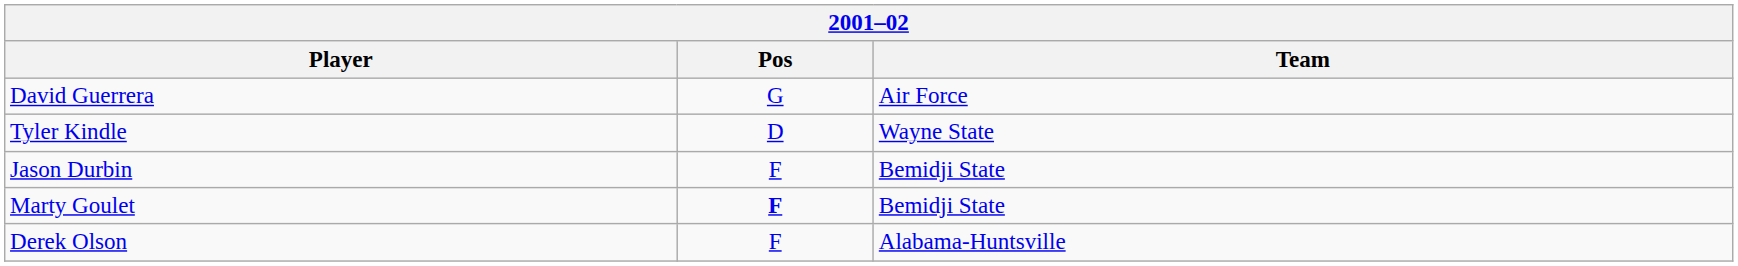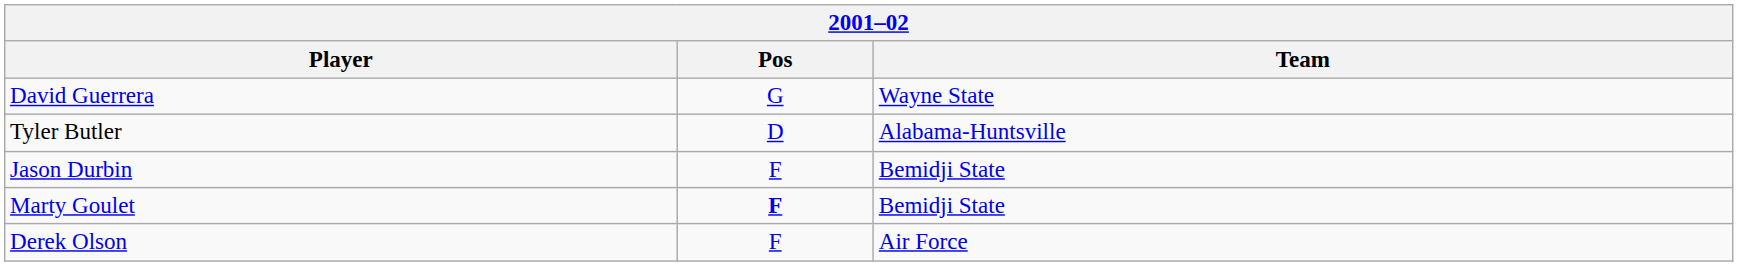(923, 95) Air Force -> (936, 95) Wayne State
- row: (68, 132)
+ row: (66, 132)
(972, 242) Alabama-Huntsville -> (923, 242) Air Force
